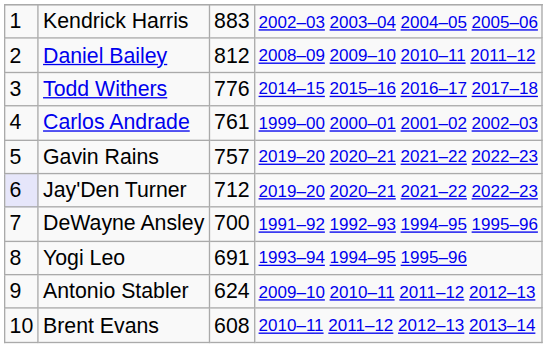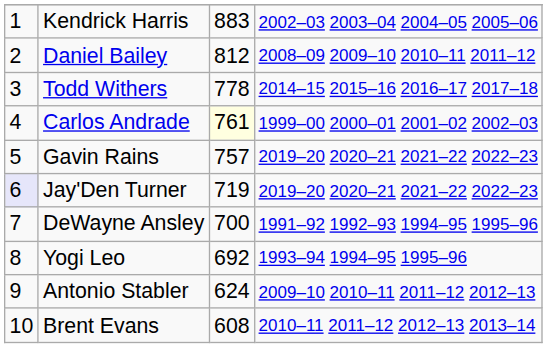(232, 88) 776 -> (232, 88) 778
(232, 122) no background -> (232, 122) lightyellow background
(232, 190) 712 -> (232, 190) 719
(232, 257) 691 -> (232, 257) 692
